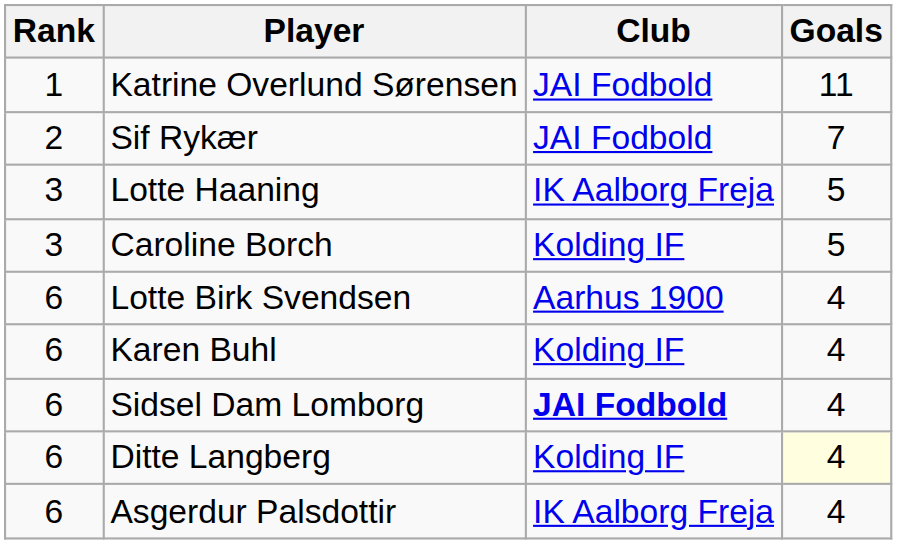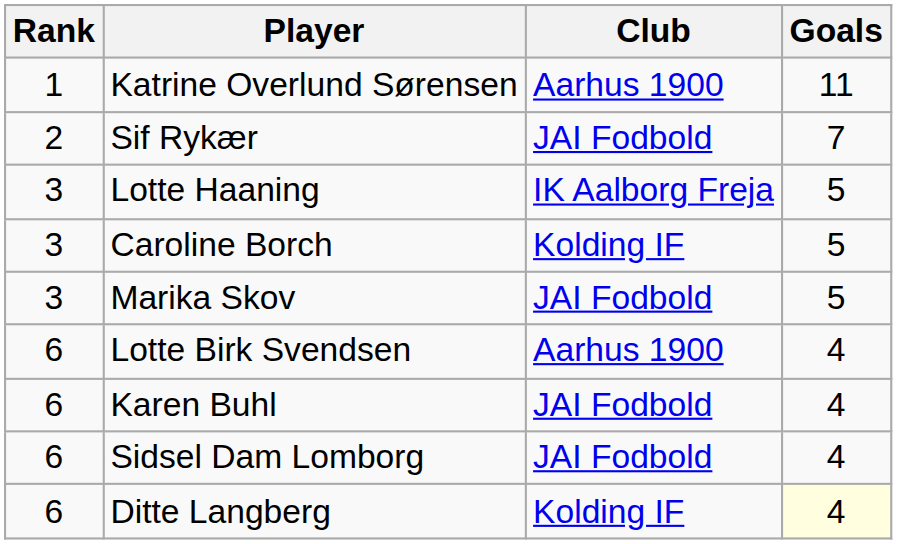(623, 84) JAI Fodbold -> (628, 84) Aarhus 1900
+ row: (203, 297)
(609, 350) Kolding IF -> (623, 404) JAI Fodbold
(630, 404) bold -> (623, 457) normal
- row: (253, 510)
